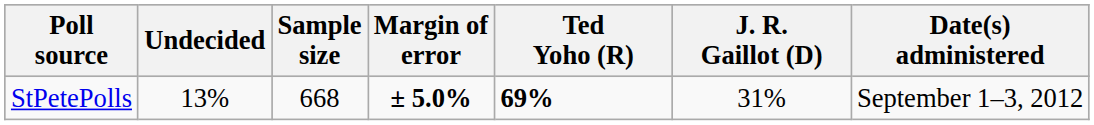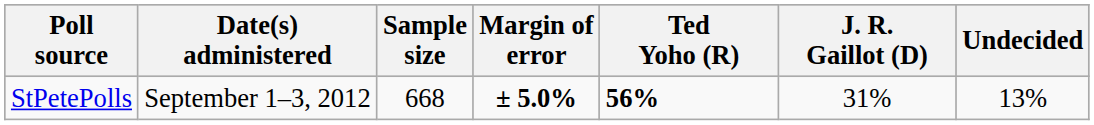columns swapped: (970, 40) <-> (205, 40)
(527, 97) 69% -> (632, 97) 56%
